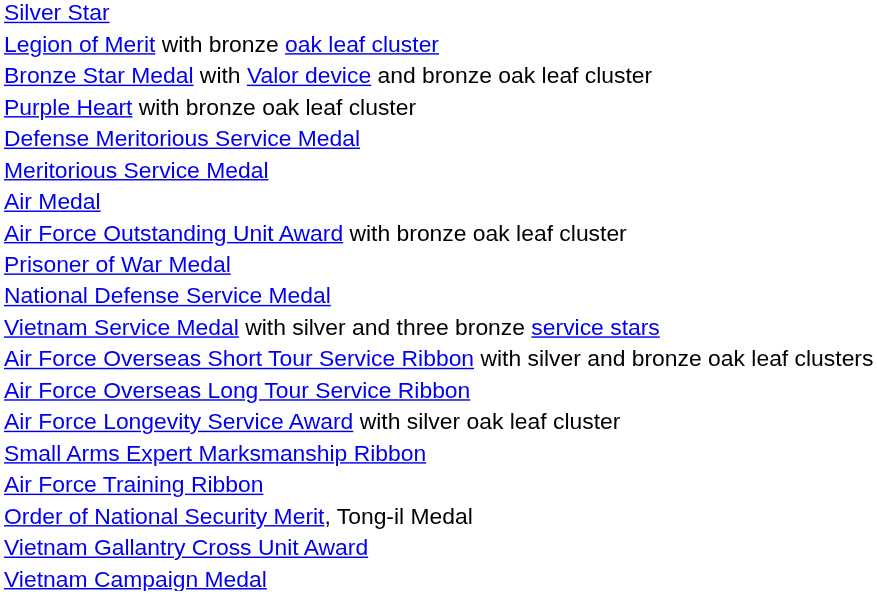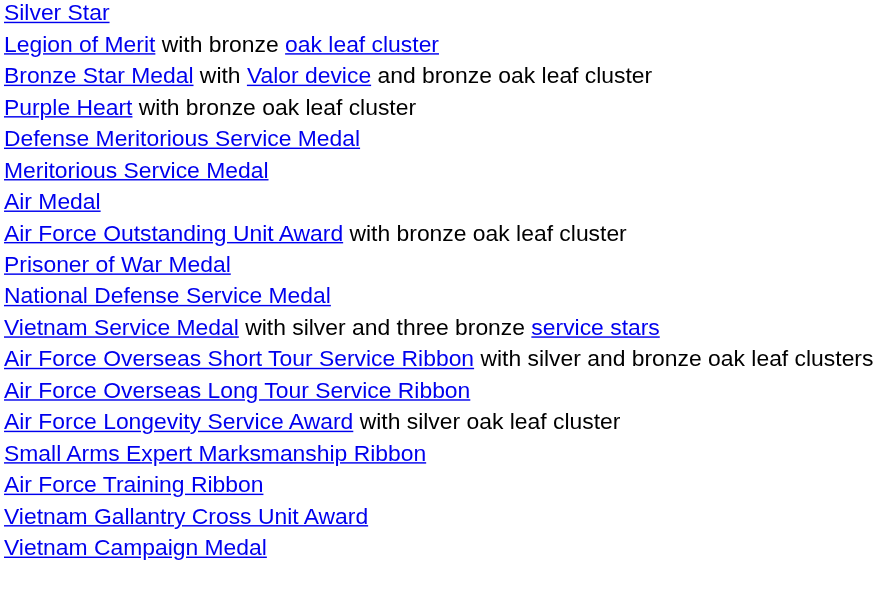- row: (238, 516)
